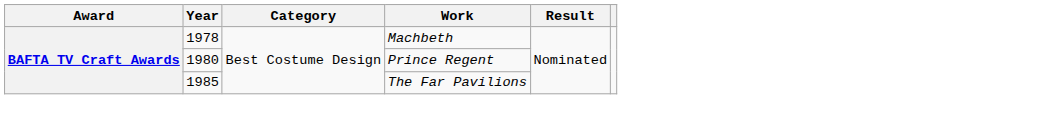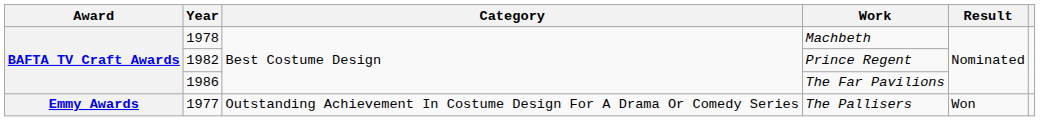(203, 60) 1980 -> (203, 60) 1982
(203, 82) 1985 -> (203, 82) 1986
+ row: (859, 105)
